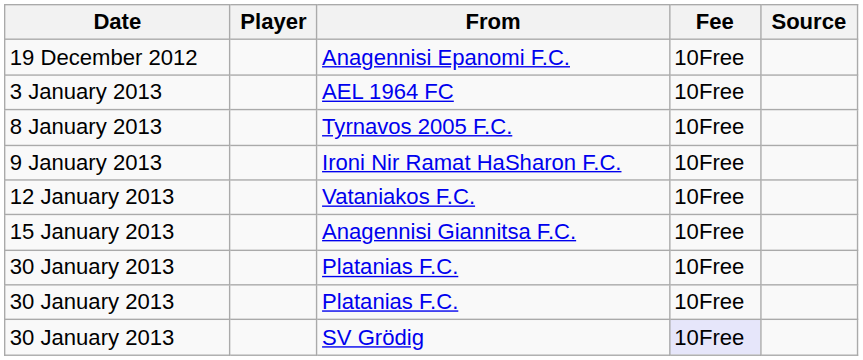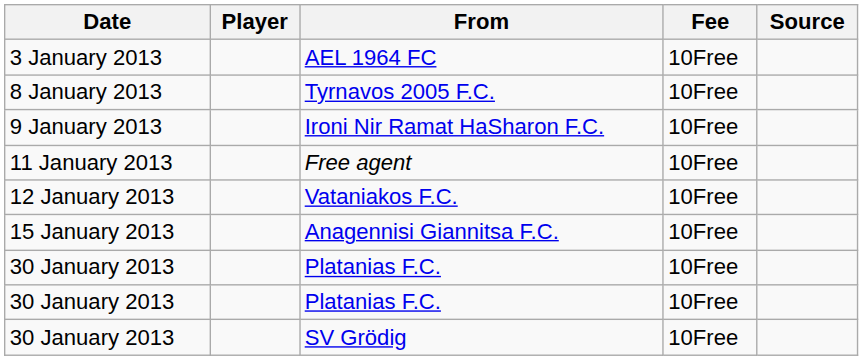- row: (104, 57)
+ row: (91, 162)
(709, 337) lavender background -> (703, 337) no background
